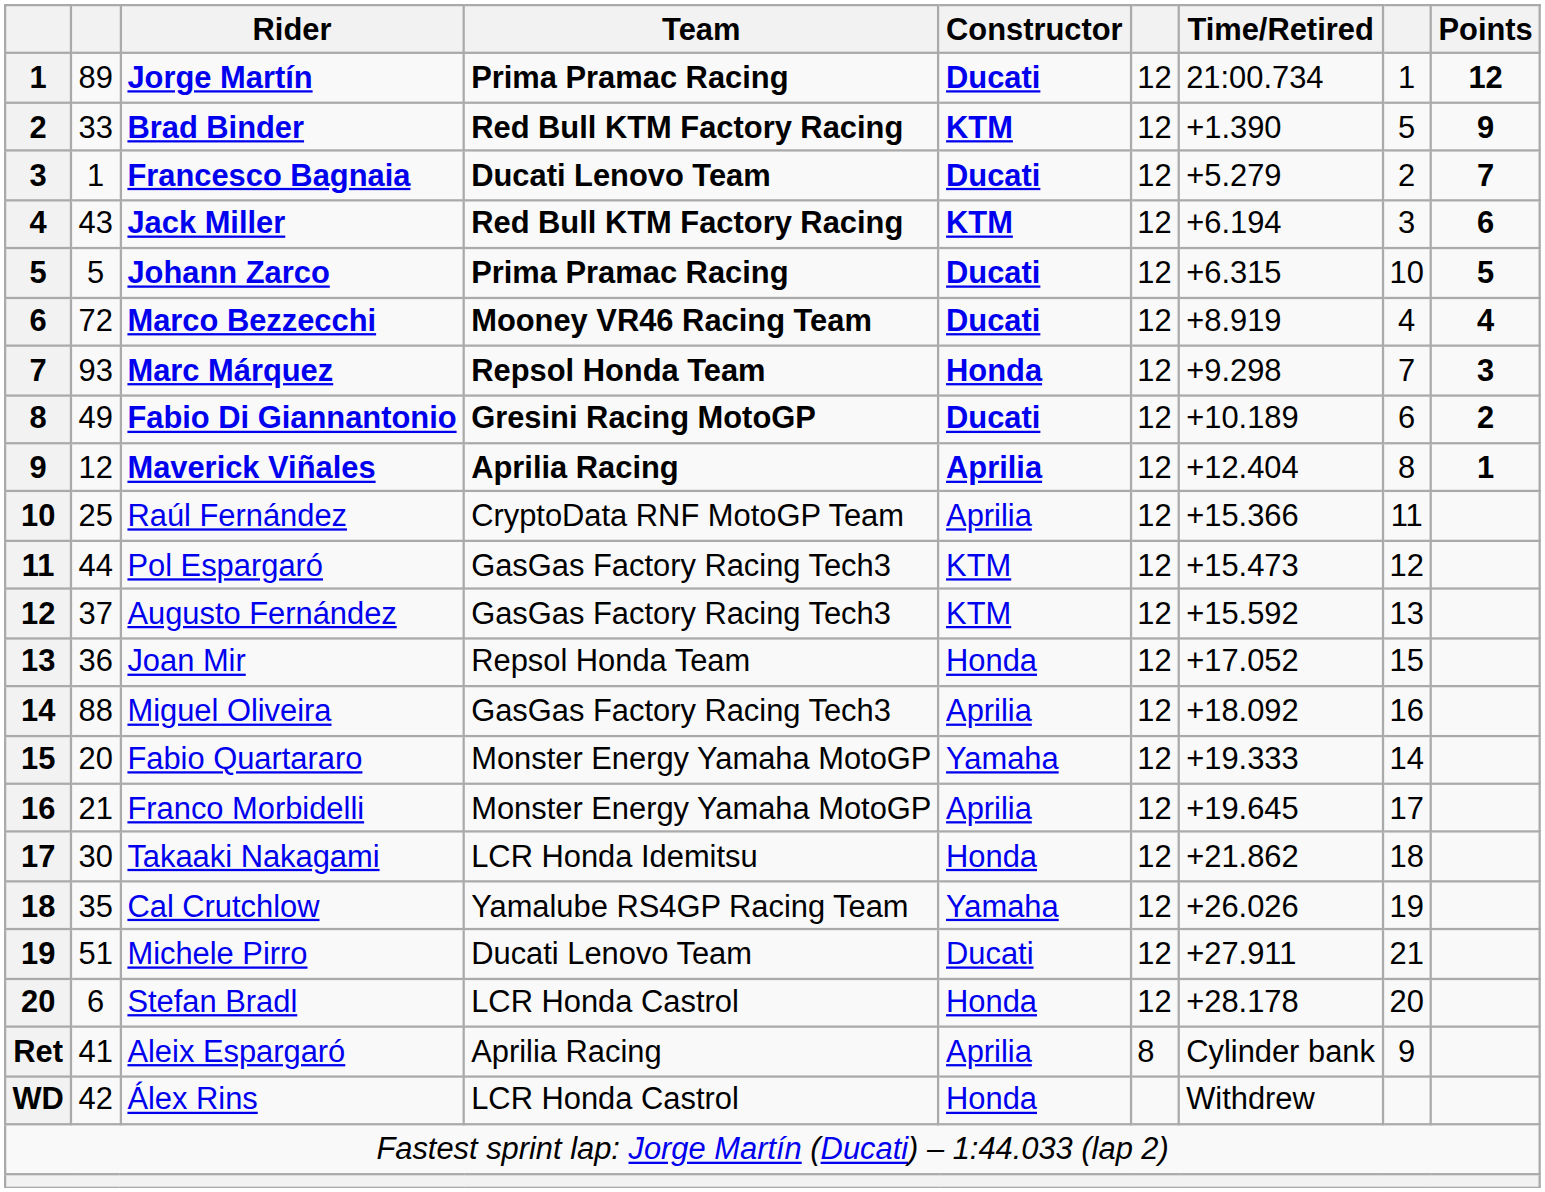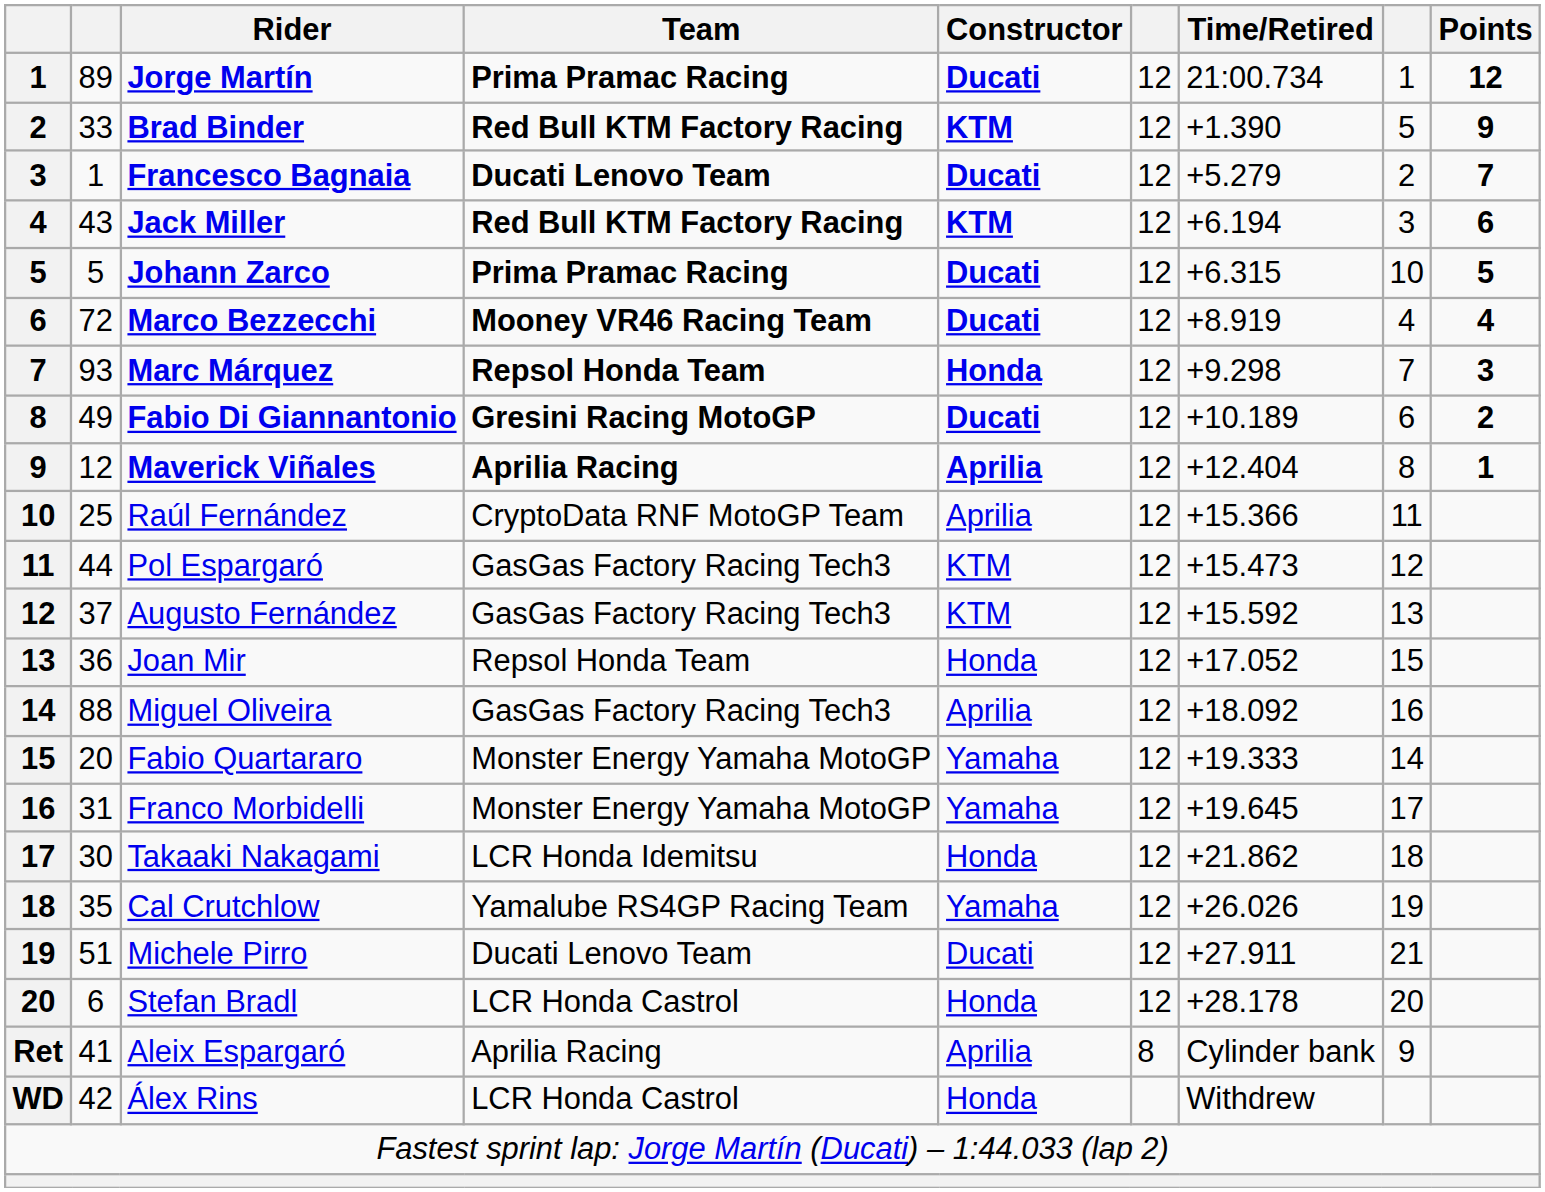(96, 808) 21 -> (96, 808) 31
(989, 808) Aprilia -> (1002, 808) Yamaha
